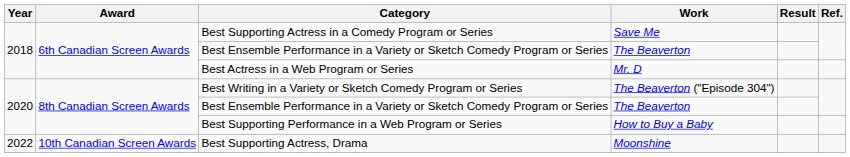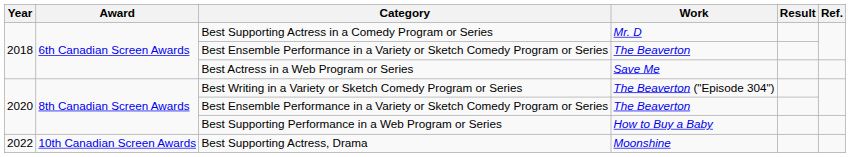(637, 32) Save Me -> (628, 32) Mr. D
(628, 69) Mr. D -> (637, 69) Save Me
